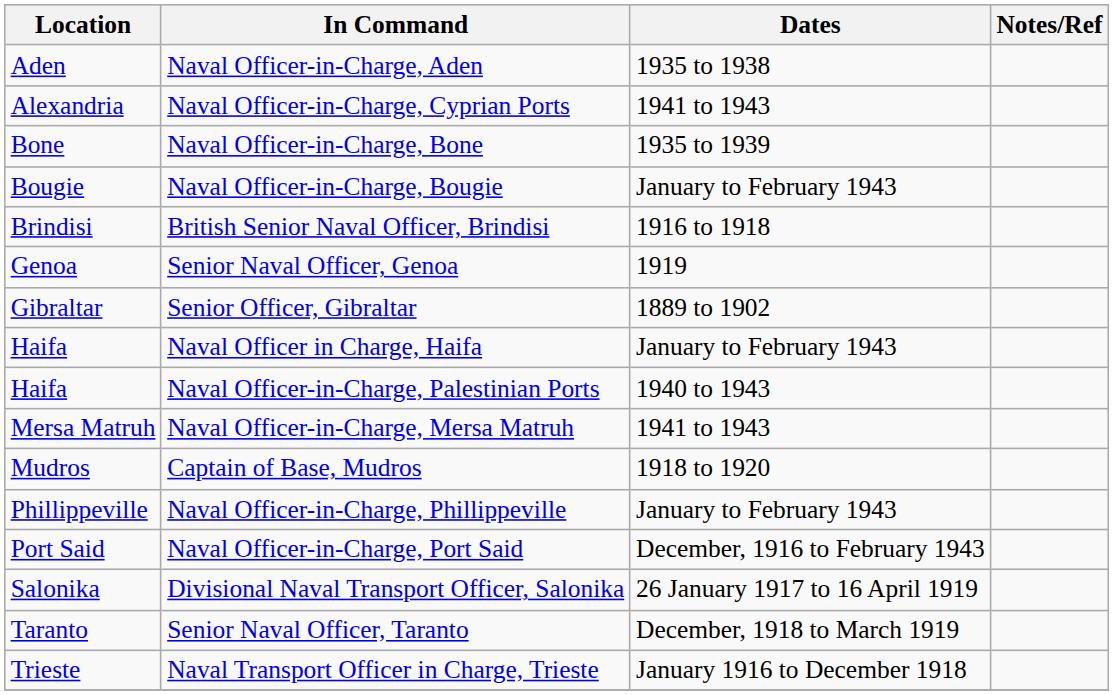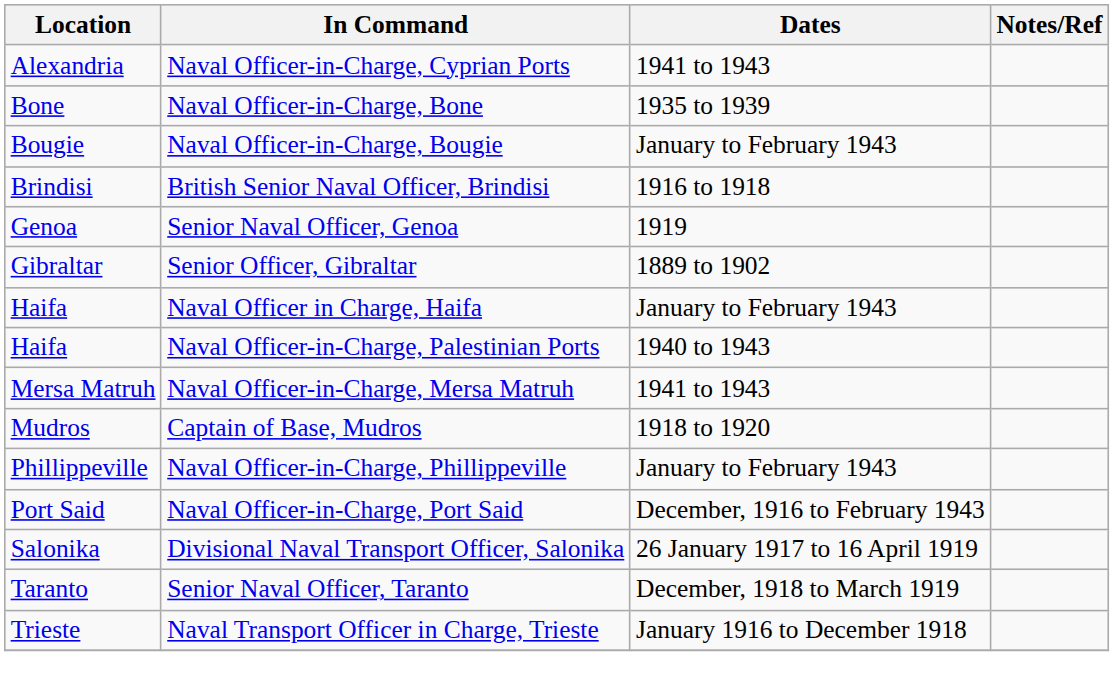- row: (325, 65)
